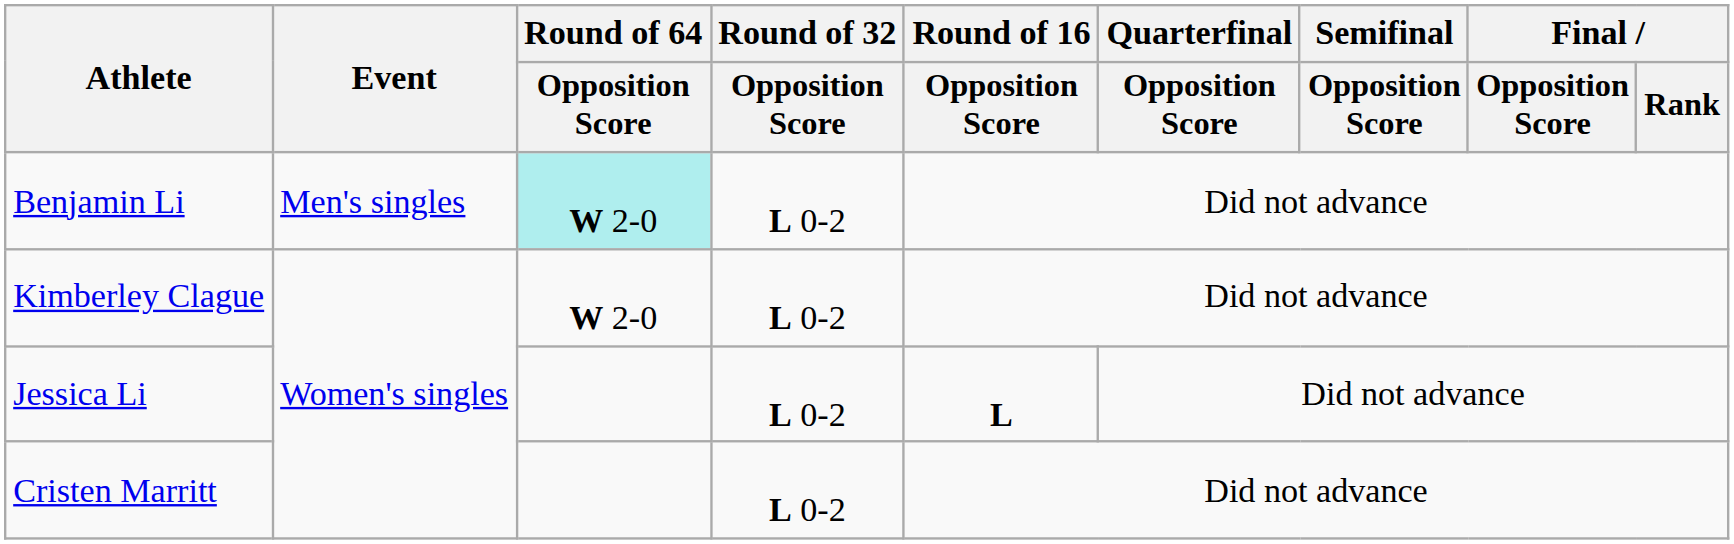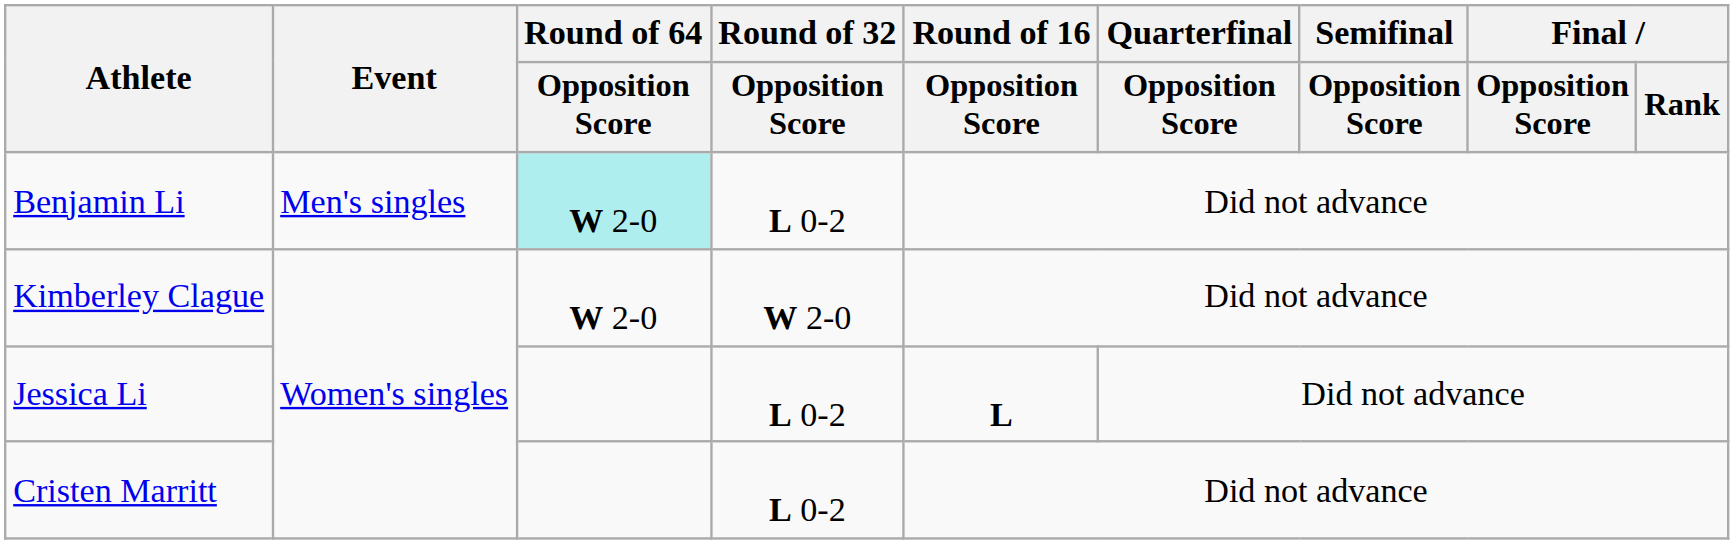(807, 317) L 0-2 -> (807, 317) W 2-0
